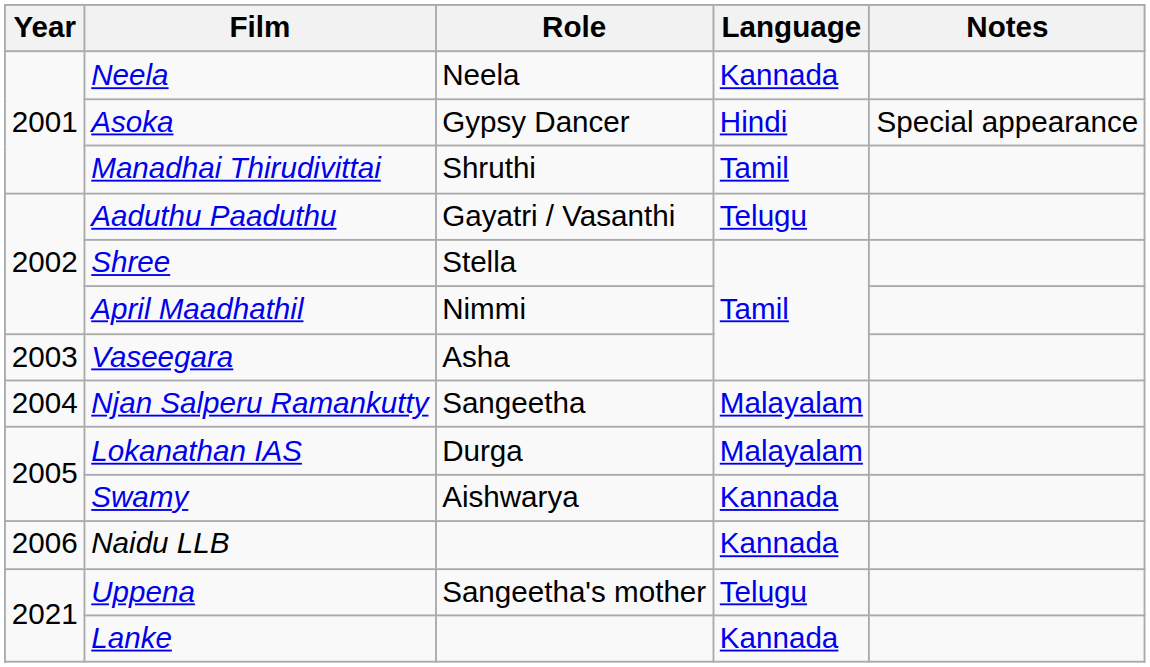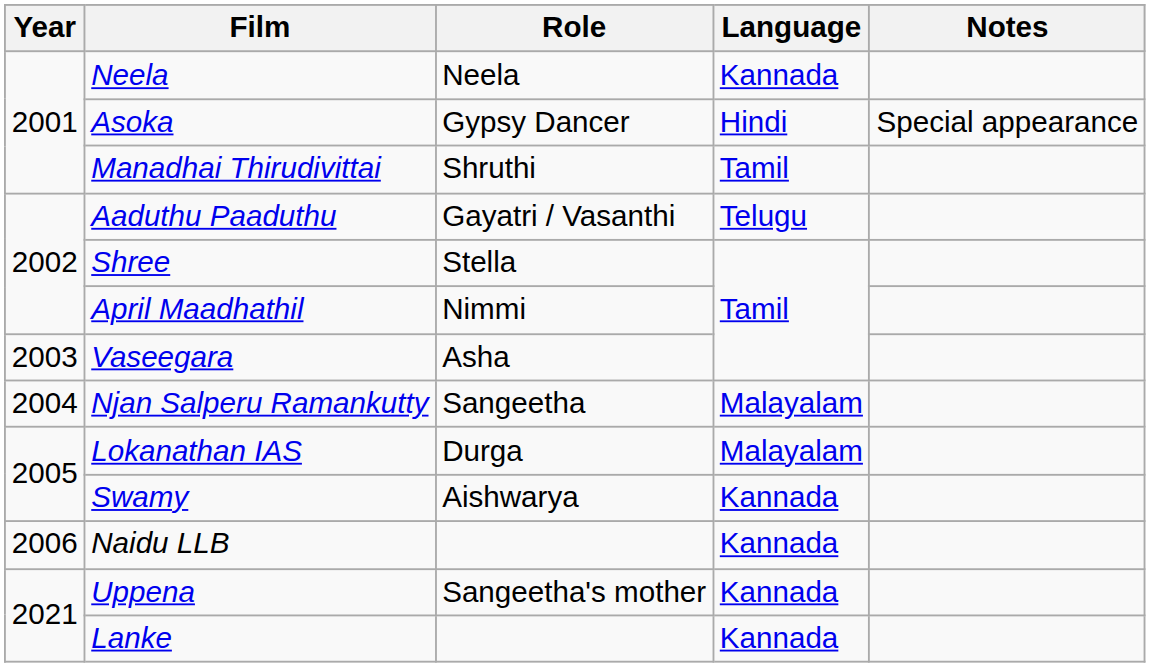(763, 591) Telugu -> (779, 591) Kannada
